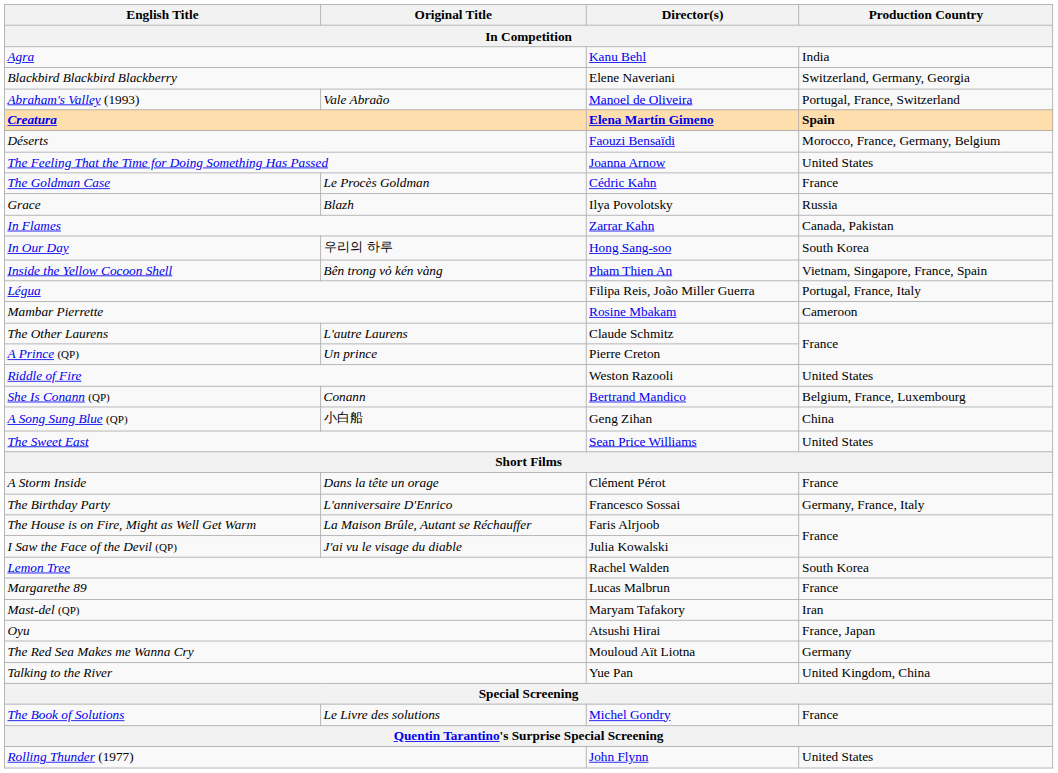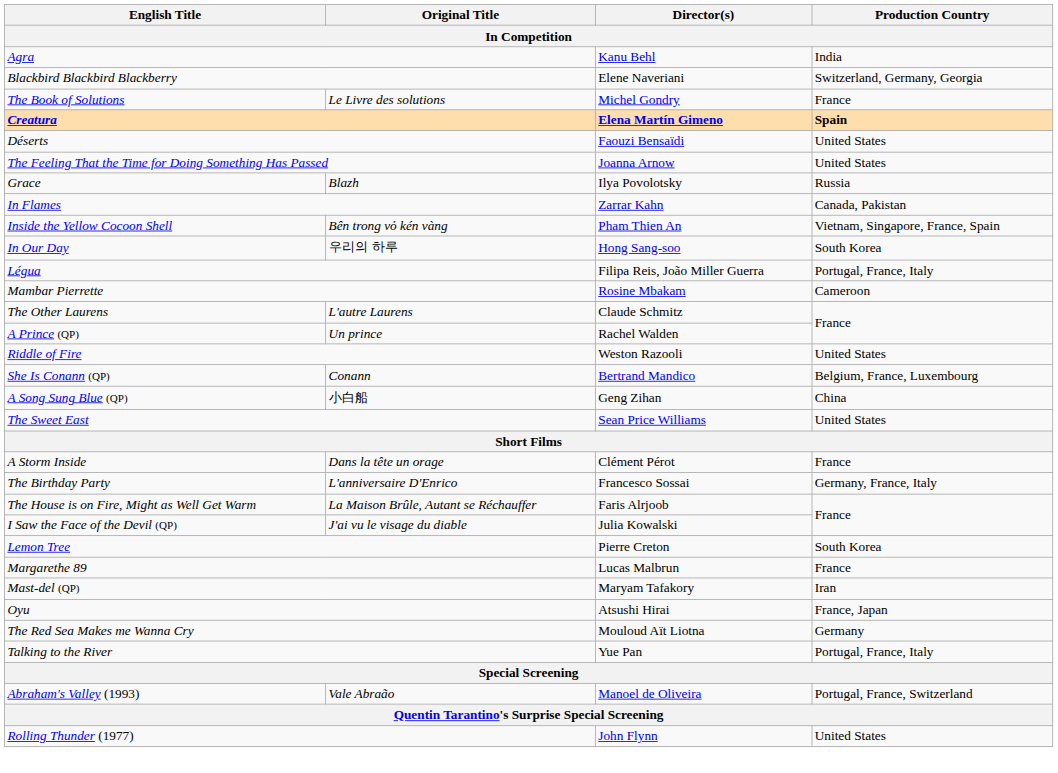rows swapped: (66, 715) <-> (73, 99)
(901, 141) Morocco, France, Germany, Belgium -> (850, 141) United States
- row: (59, 183)
rows swapped: (38, 247) <-> (90, 270)
(625, 354) Pierre Creton -> (638, 333) Rachel Walden
(629, 567) Rachel Walden -> (634, 546) Pierre Creton
(866, 672) United Kingdom, China -> (874, 651) Portugal, France, Italy
